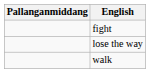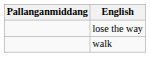- row: (102, 28)
